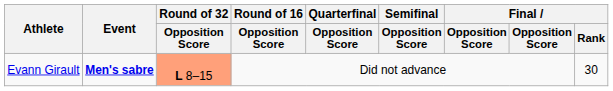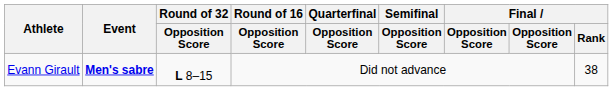(194, 77) lightsalmon background -> (194, 77) no background
(591, 70) 30 -> (591, 70) 38
